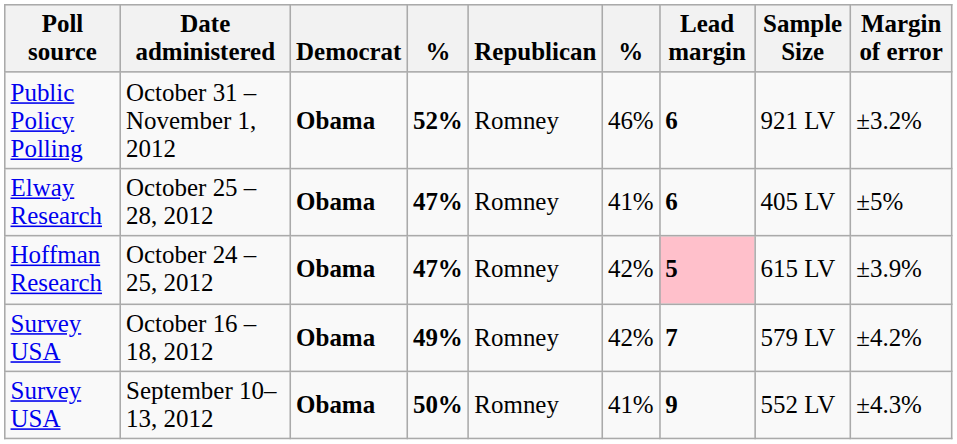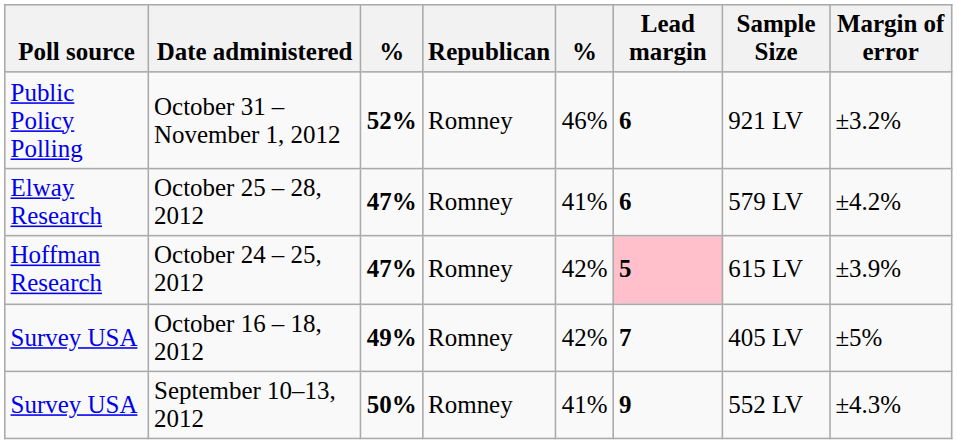- column: (349, 52)
(798, 201) 405 LV -> (766, 201) 579 LV
(880, 201) ±5% -> (868, 201) ±4.2%
(798, 337) 579 LV -> (766, 337) 405 LV
(889, 337) ±4.2% -> (859, 337) ±5%
